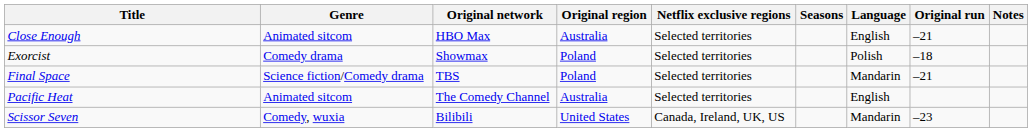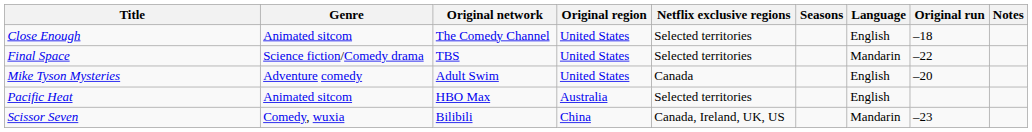(463, 35) HBO Max -> (493, 35) The Comedy Channel
(584, 35) Australia -> (595, 35) United States
(923, 35) –21 -> (923, 35) –18
- row: (29, 55)
(578, 76) Poland -> (595, 55) United States
(923, 76) –21 -> (923, 55) –22
+ row: (64, 76)
(493, 96) The Comedy Channel -> (463, 96) HBO Max
(595, 117) United States -> (575, 117) China
